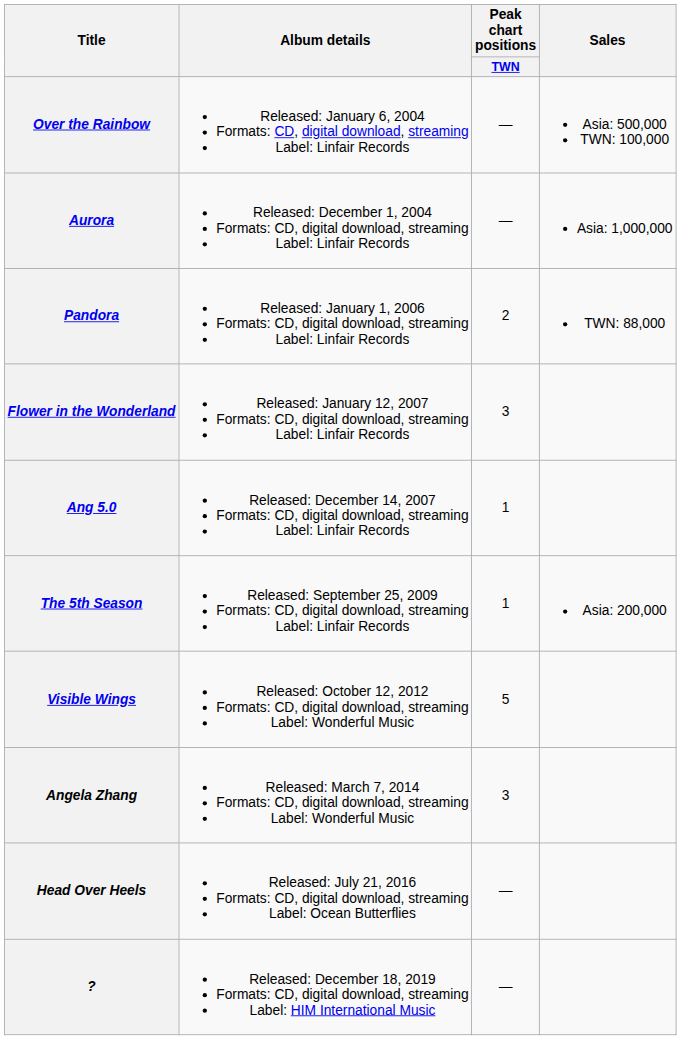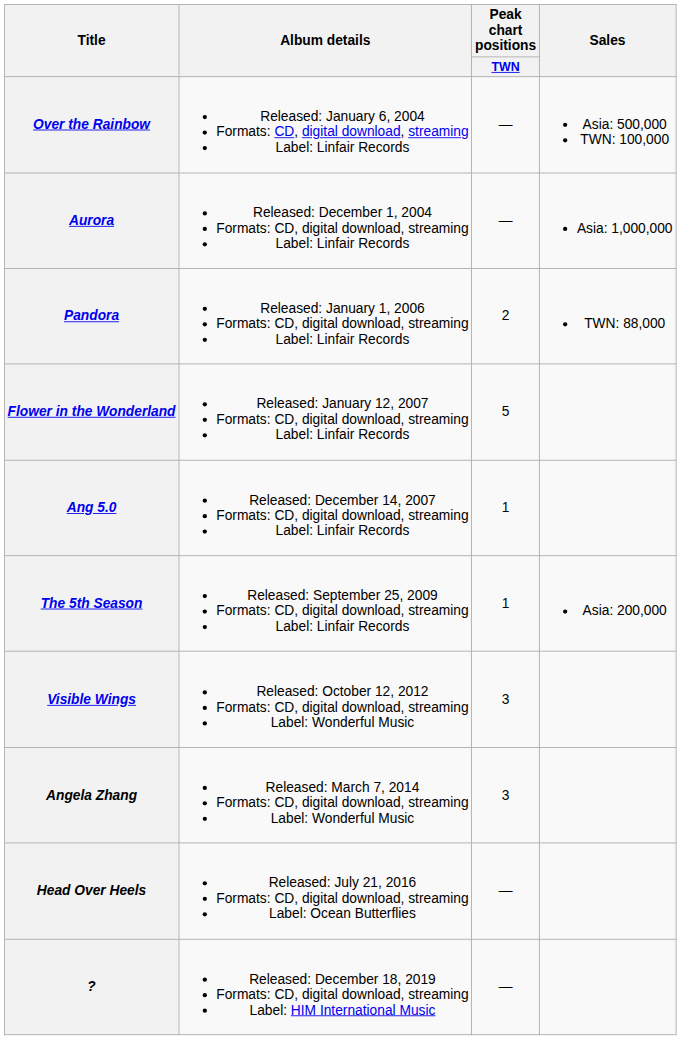(506, 412) 3 -> (506, 412) 5
(506, 699) 5 -> (506, 699) 3
